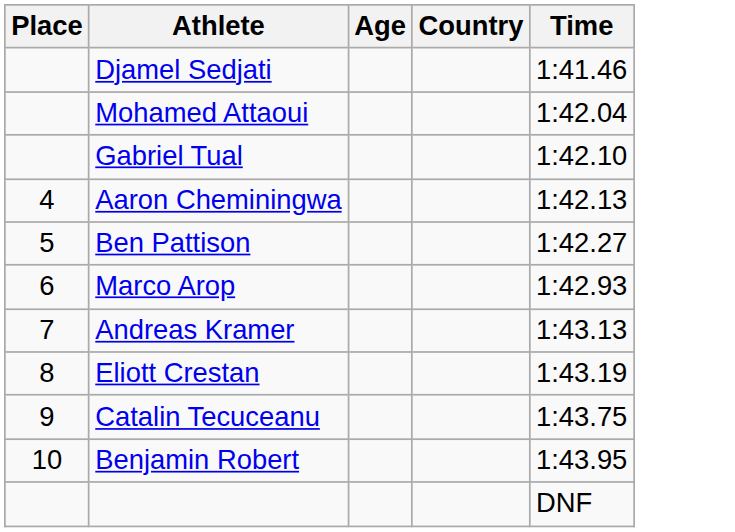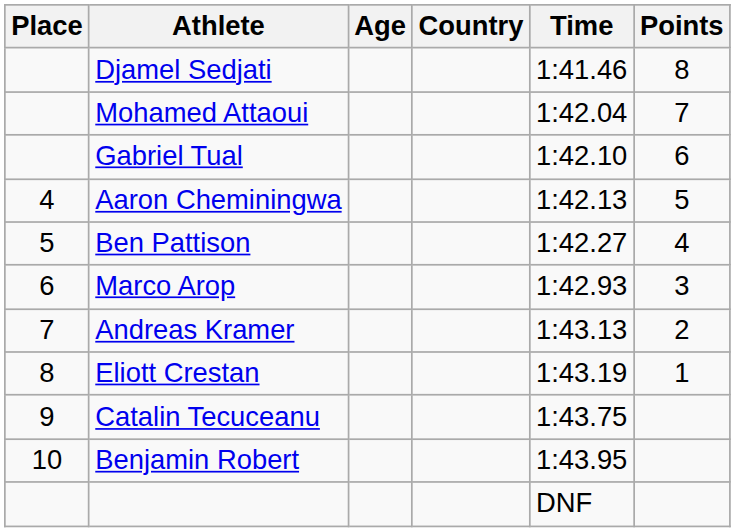+ column: (682, 26)
